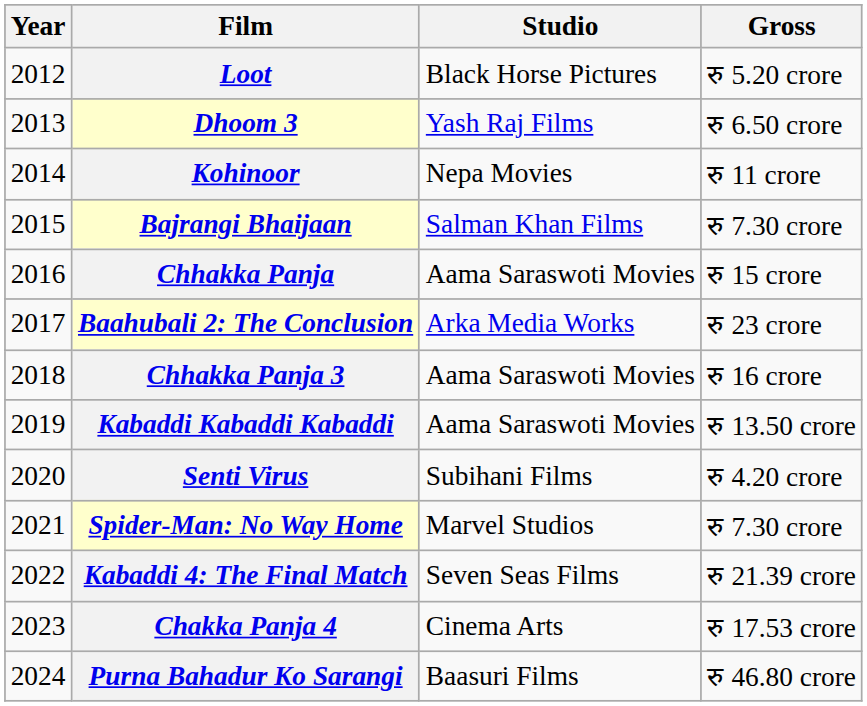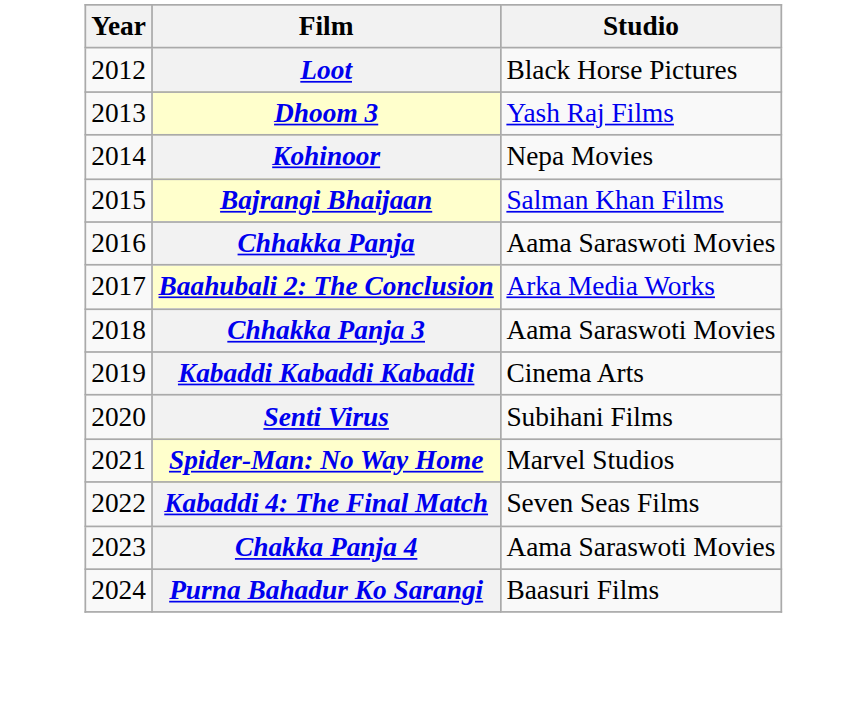- column: (782, 26)
(560, 424) Aama Saraswoti Movies -> (575, 373) Cinema Arts
(495, 625) Cinema Arts -> (641, 546) Aama Saraswoti Movies
